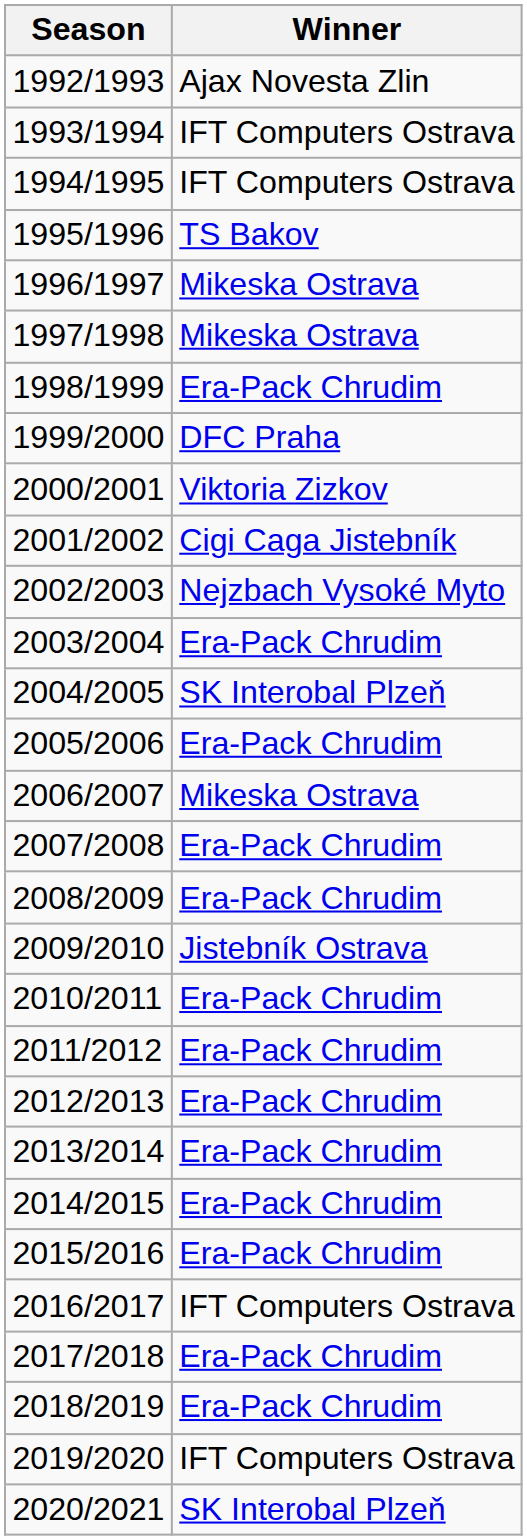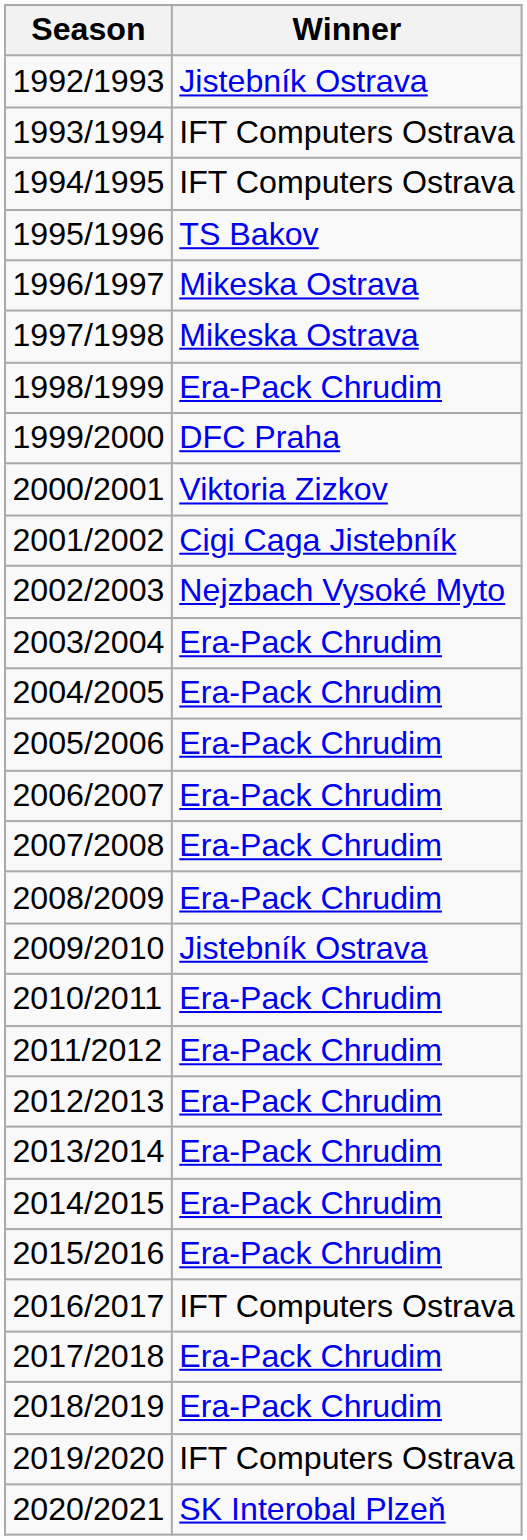(304, 81) Ajax Novesta Zlin -> (304, 81) Jistebník Ostrava
(312, 693) SK Interobal Plzeň -> (311, 693) Era-Pack Chrudim
(299, 795) Mikeska Ostrava -> (311, 795) Era-Pack Chrudim
